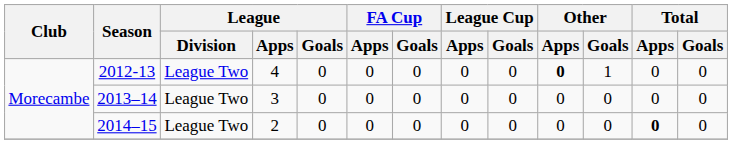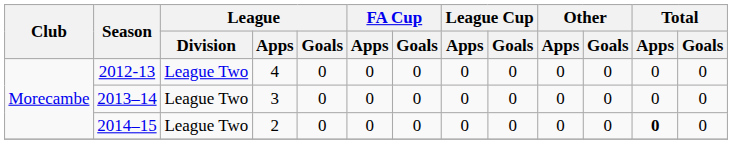(560, 71) bold -> (560, 71) normal
(608, 71) 1 -> (608, 71) 0
